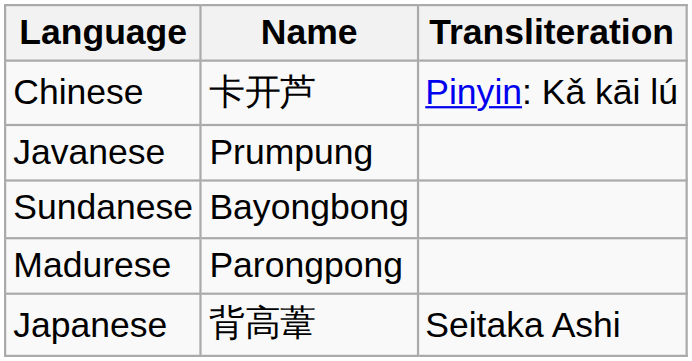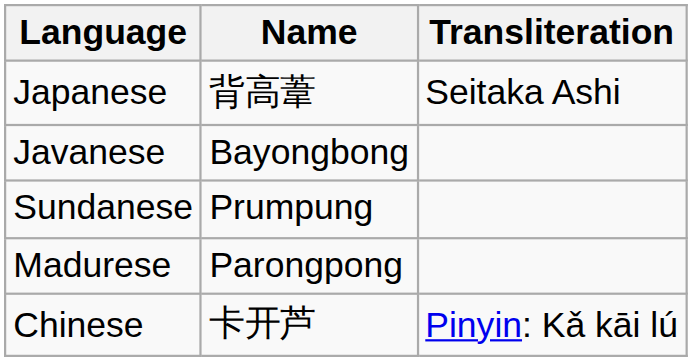rows swapped: (78, 92) <-> (90, 324)
(291, 151) Prumpung -> (309, 151) Bayongbong
(309, 208) Bayongbong -> (291, 208) Prumpung
